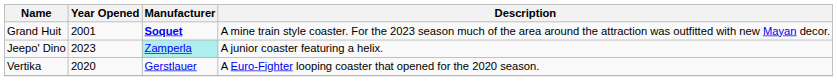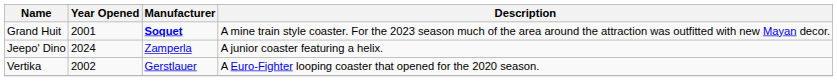(83, 48) 2023 -> (83, 48) 2024
(168, 48) paleturquoise background -> (168, 48) no background
(83, 66) 2020 -> (83, 66) 2002
